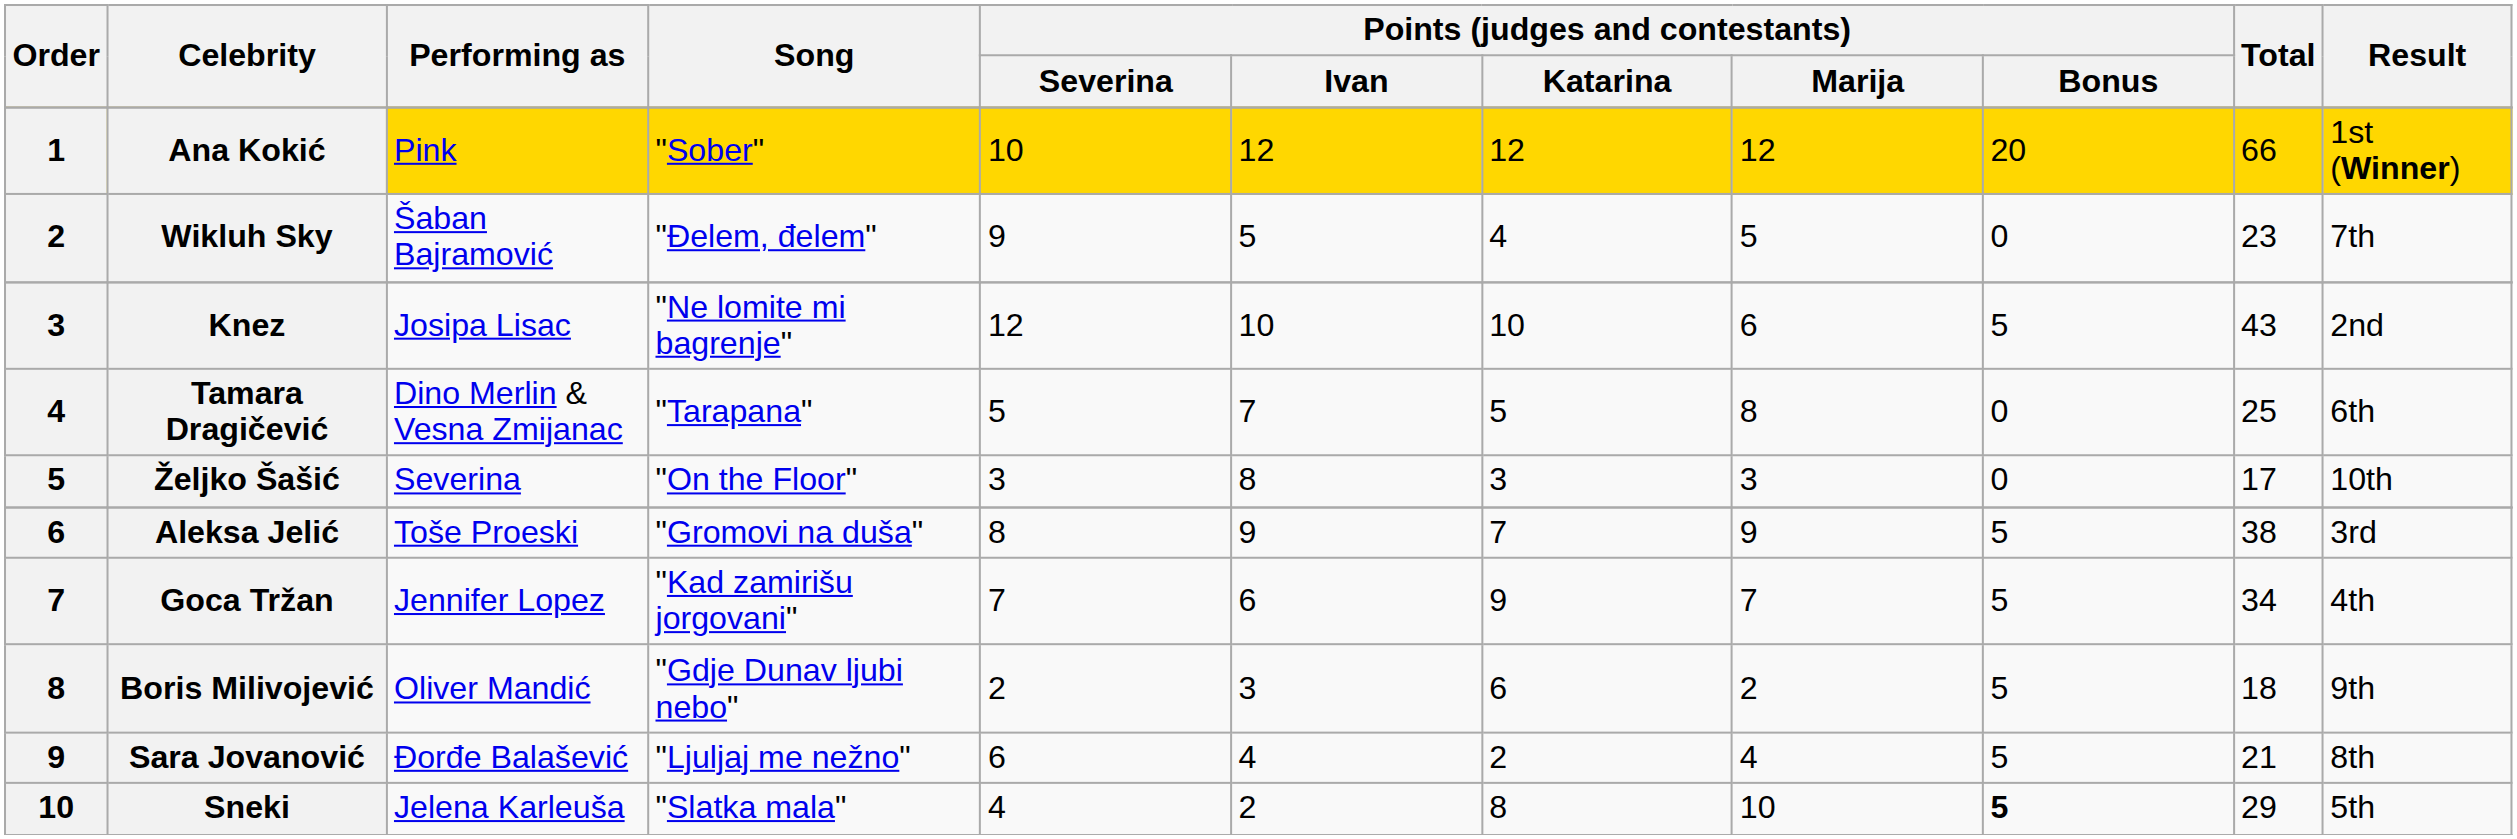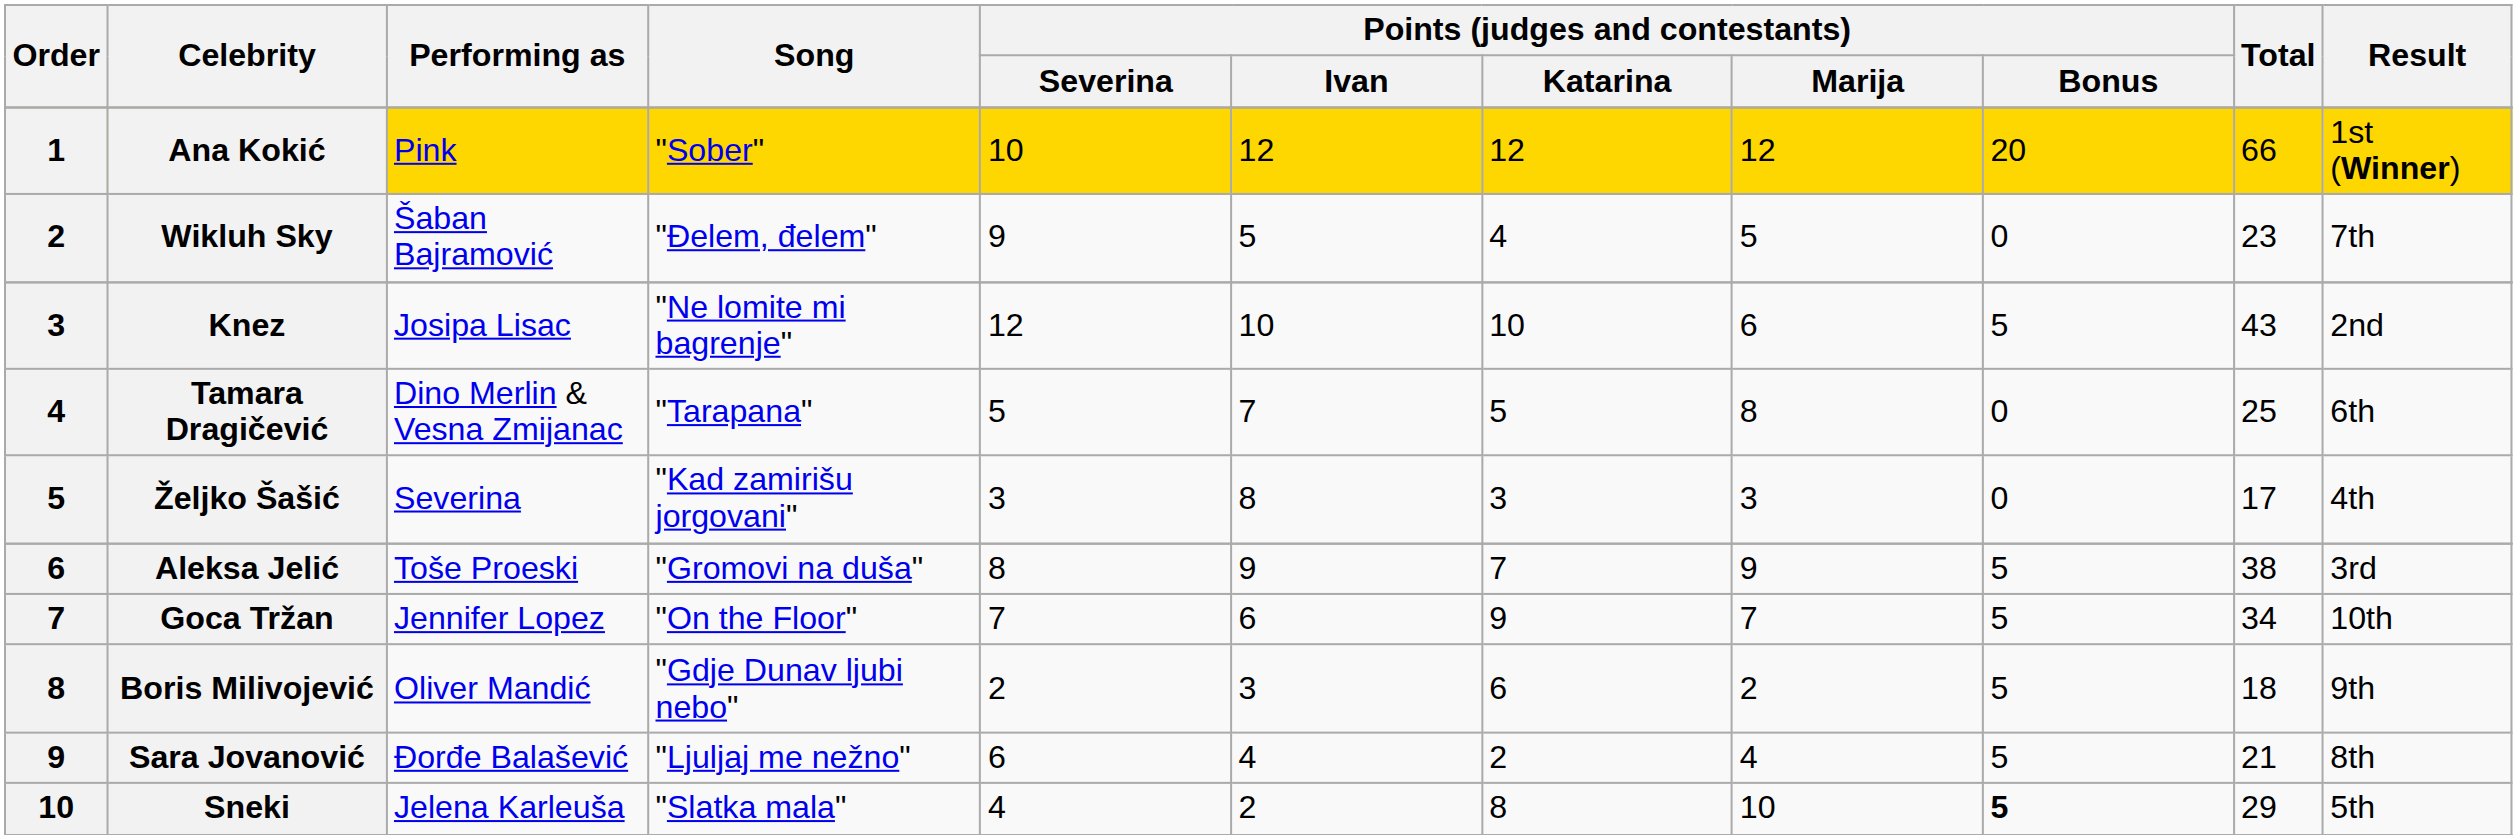(756, 480) "On the Floor" -> (754, 498) "Kad zamirišu jorgovani"
(2362, 480) 10th -> (2353, 498) 4th
(754, 600) "Kad zamirišu jorgovani" -> (756, 618) "On the Floor"
(2353, 600) 4th -> (2362, 618) 10th
